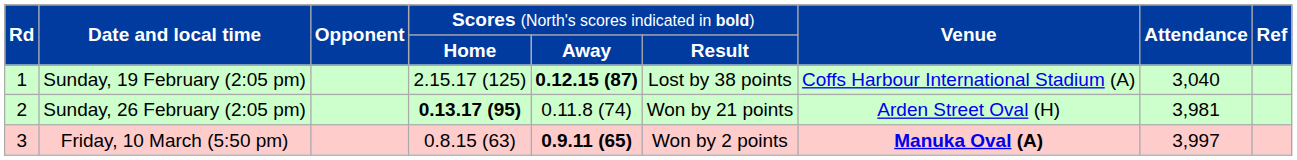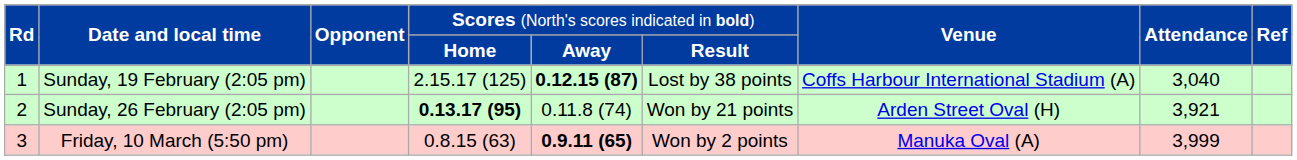(1196, 110) 3,981 -> (1196, 110) 3,921
(969, 140) bold -> (969, 140) normal
(1196, 140) 3,997 -> (1196, 140) 3,999
